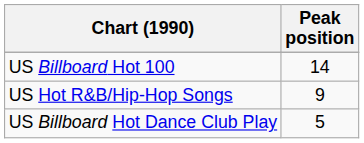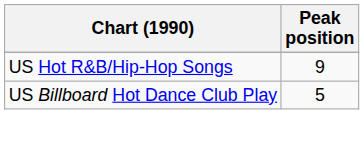- row: (92, 66)
